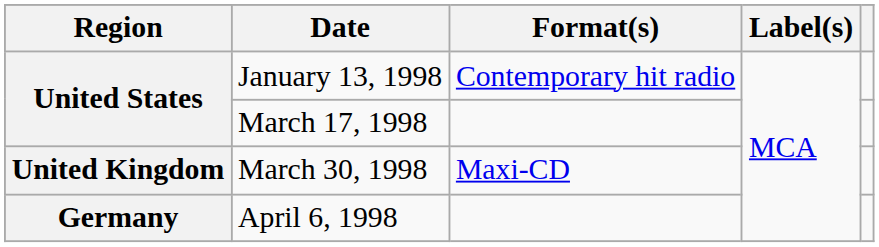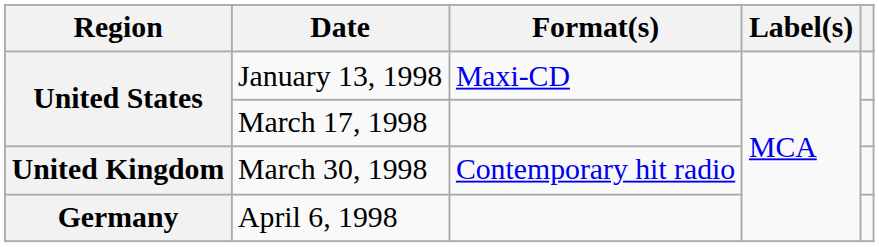(596, 75) Contemporary hit radio -> (513, 75) Maxi-CD
(513, 169) Maxi-CD -> (596, 169) Contemporary hit radio
